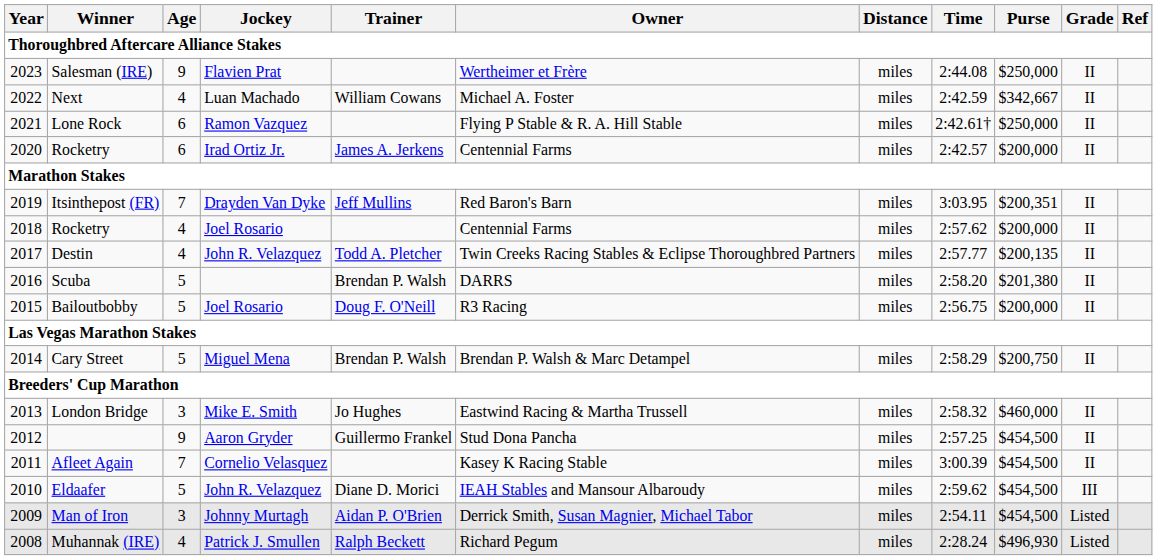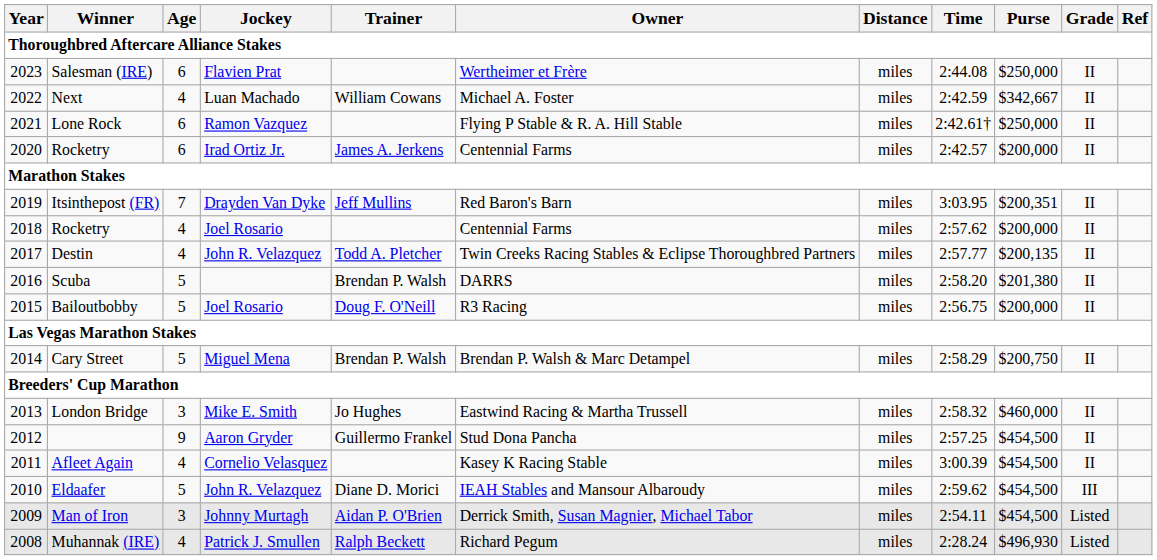(182, 71) 9 -> (182, 71) 6
(182, 463) 7 -> (182, 463) 4
